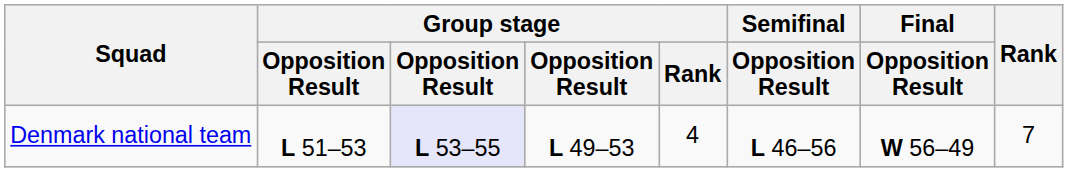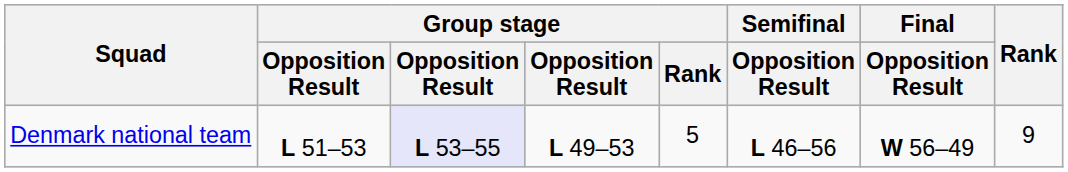(693, 136) 4 -> (693, 136) 5
(1028, 136) 7 -> (1028, 136) 9
